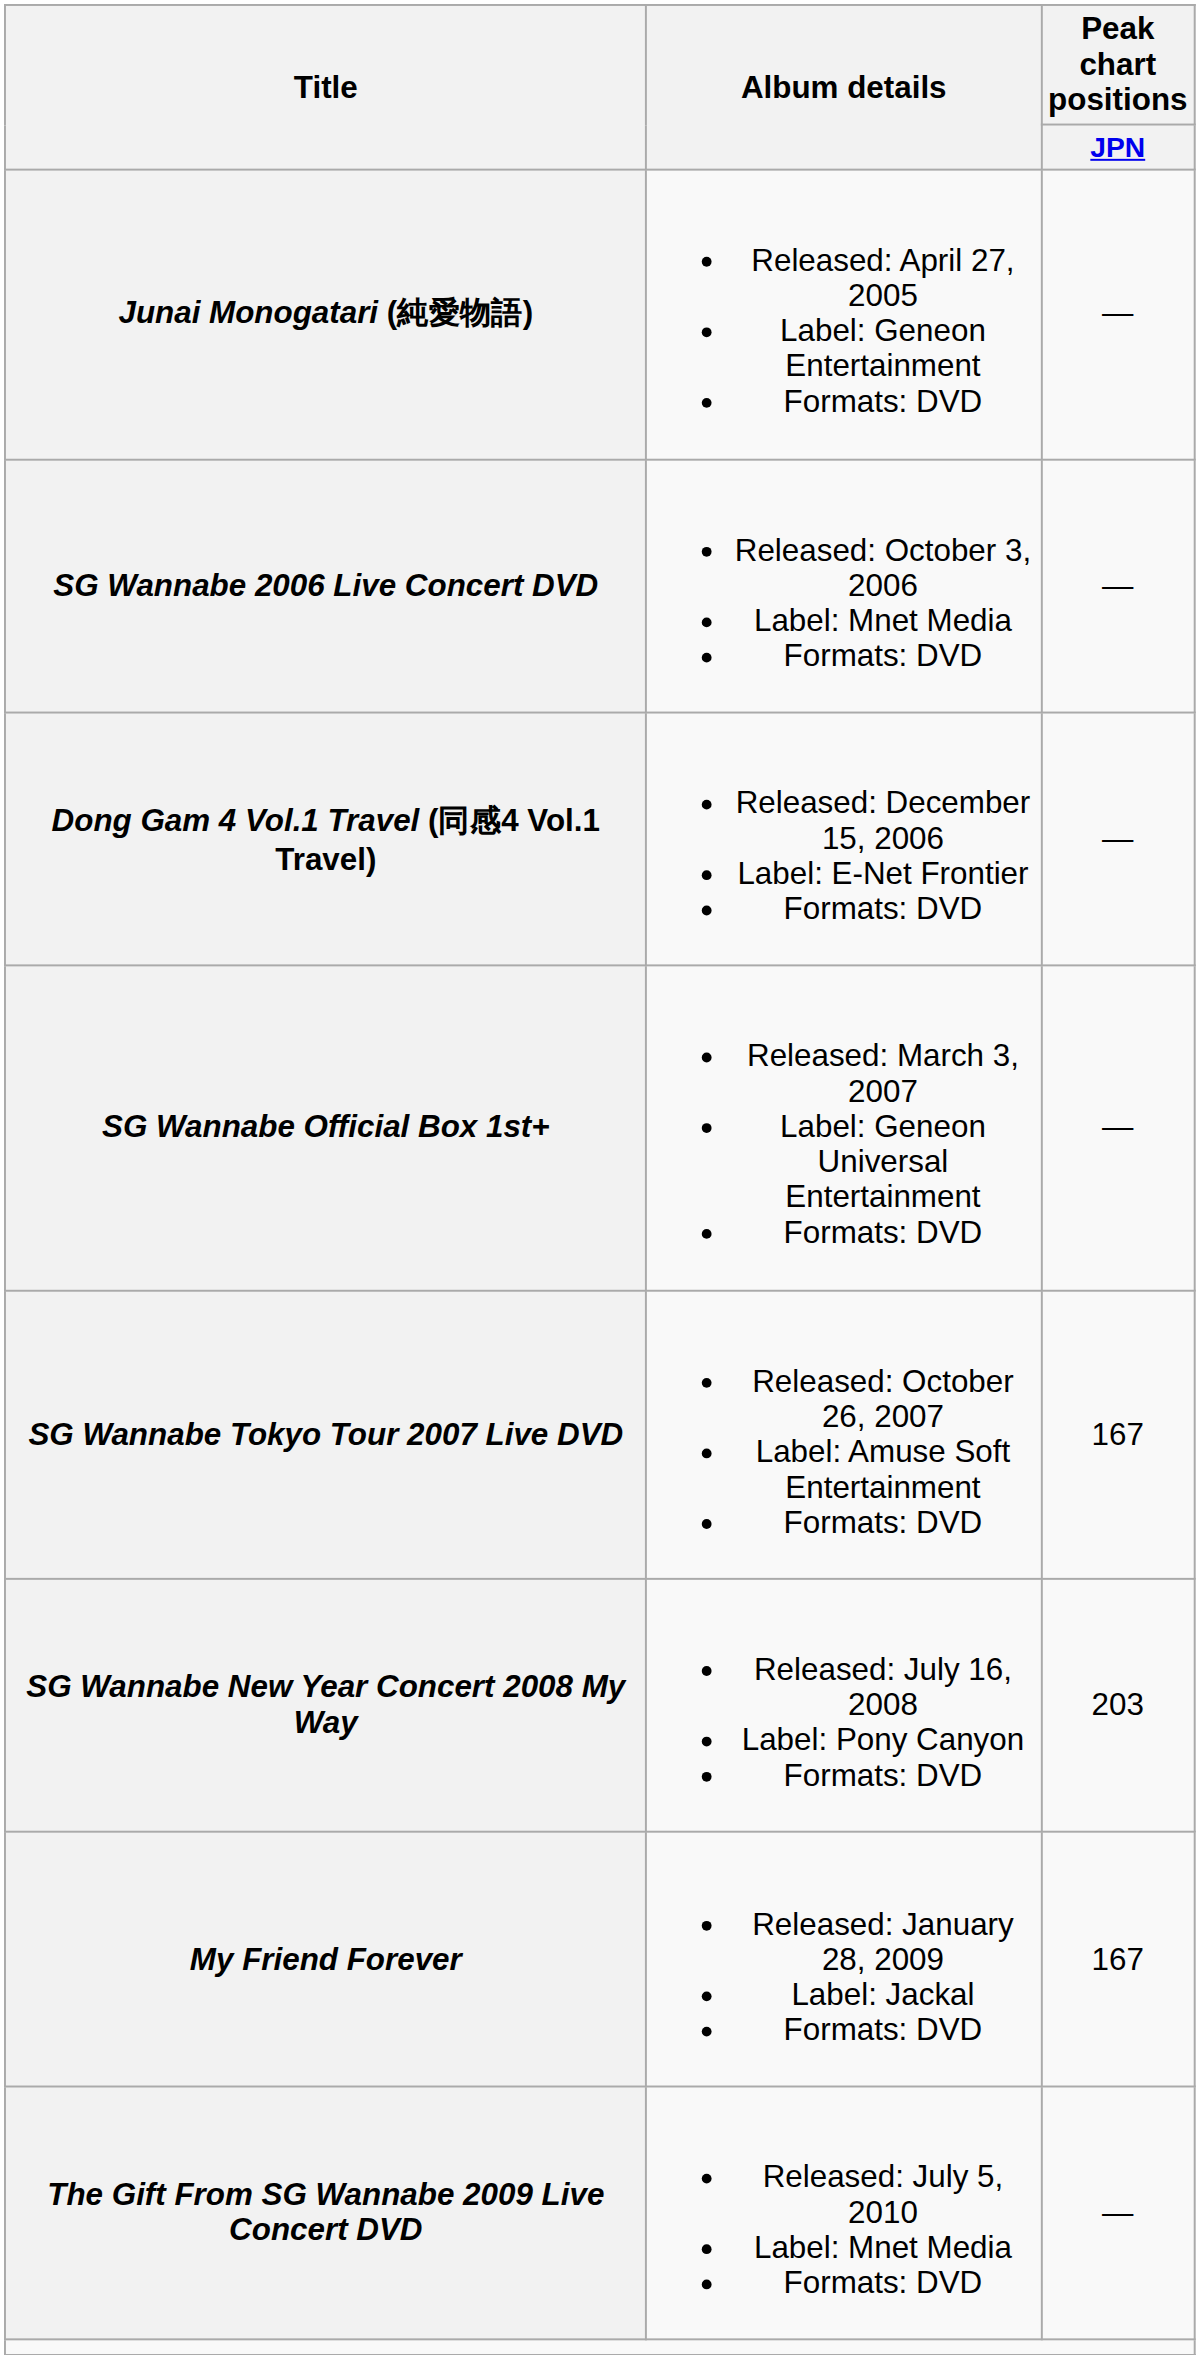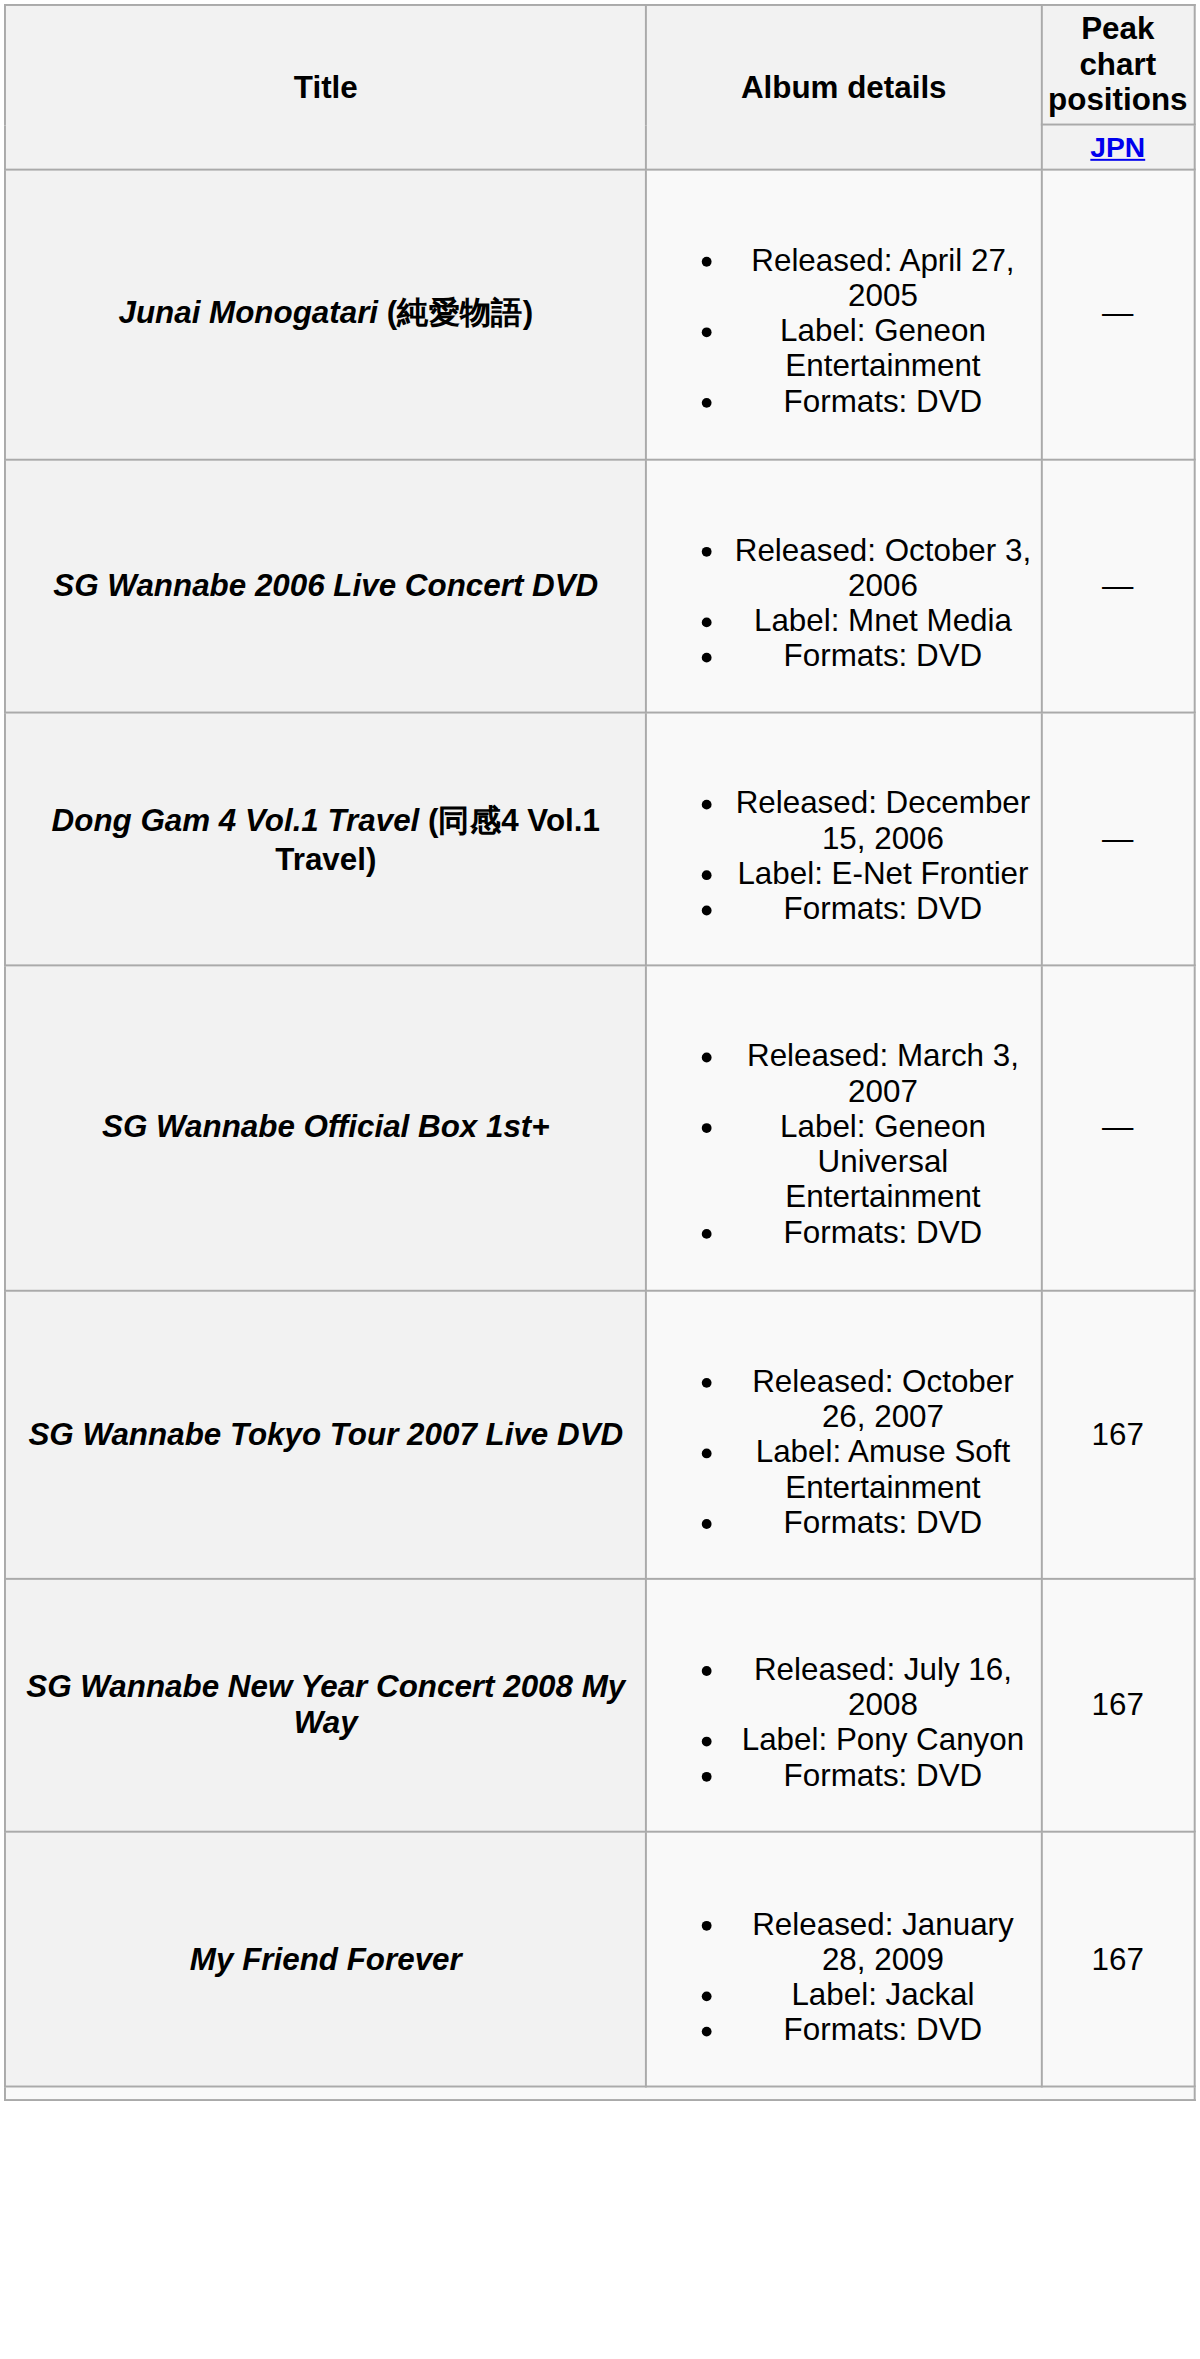(1118, 1705) 203 -> (1118, 1705) 167
- row: (326, 2212)
